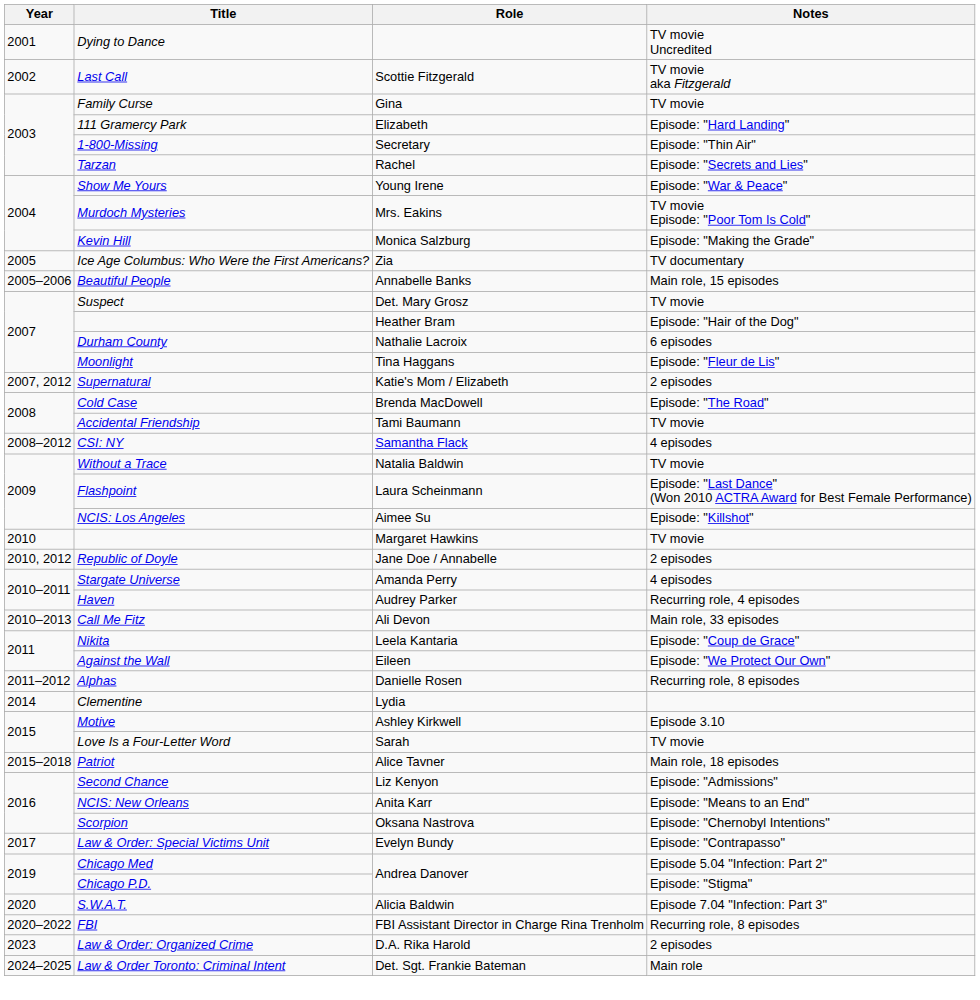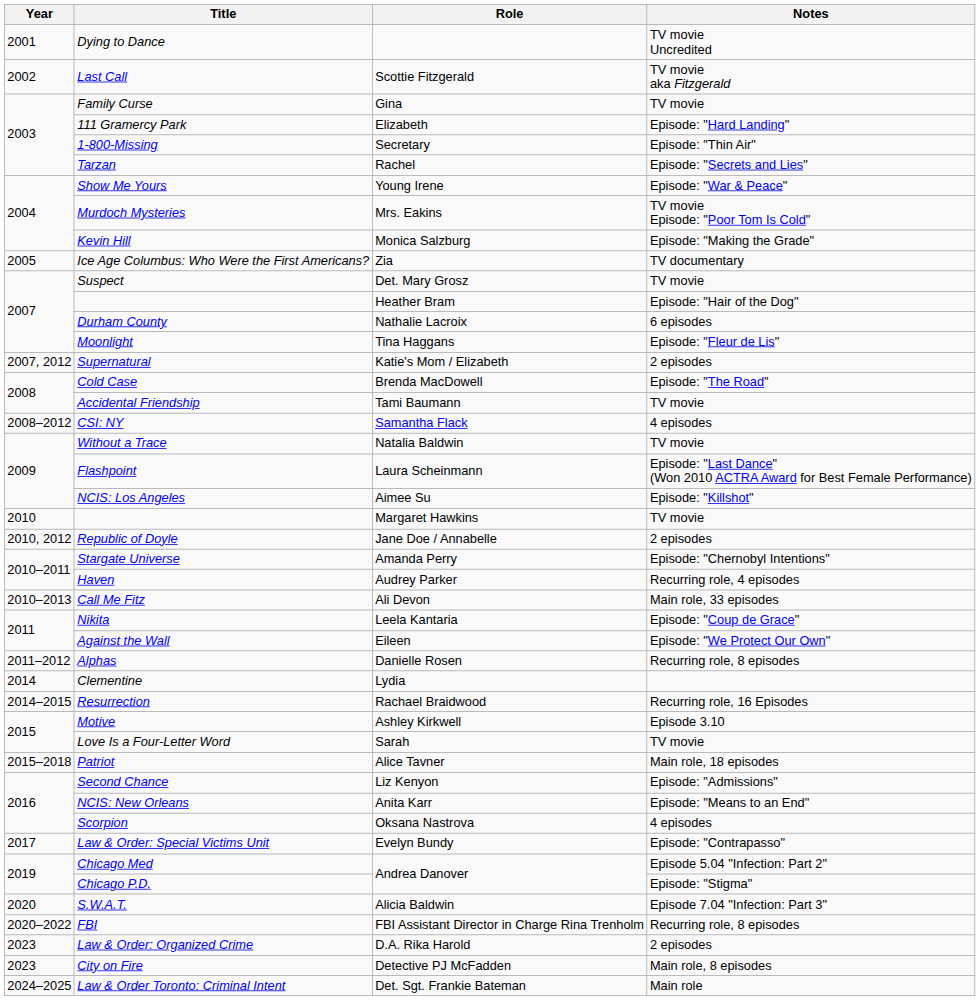- row: (124, 281)
(681, 579) 4 episodes -> (740, 559) Episode: "Chernobyl Intentions"
+ row: (114, 701)
(740, 823) Episode: "Chernobyl Intentions" -> (681, 823) 4 episodes
+ row: (110, 965)
